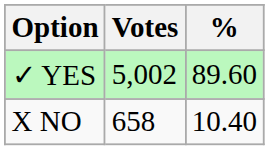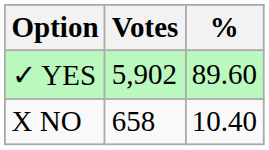(144, 74) 5,002 -> (144, 74) 5,902
